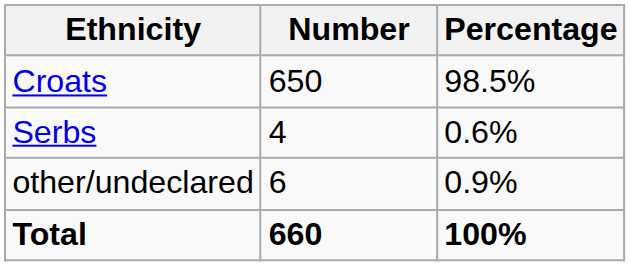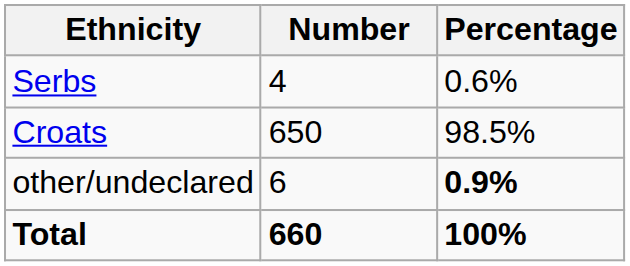rows swapped: (60, 81) <-> (54, 132)
(481, 183) normal -> (481, 183) bold
